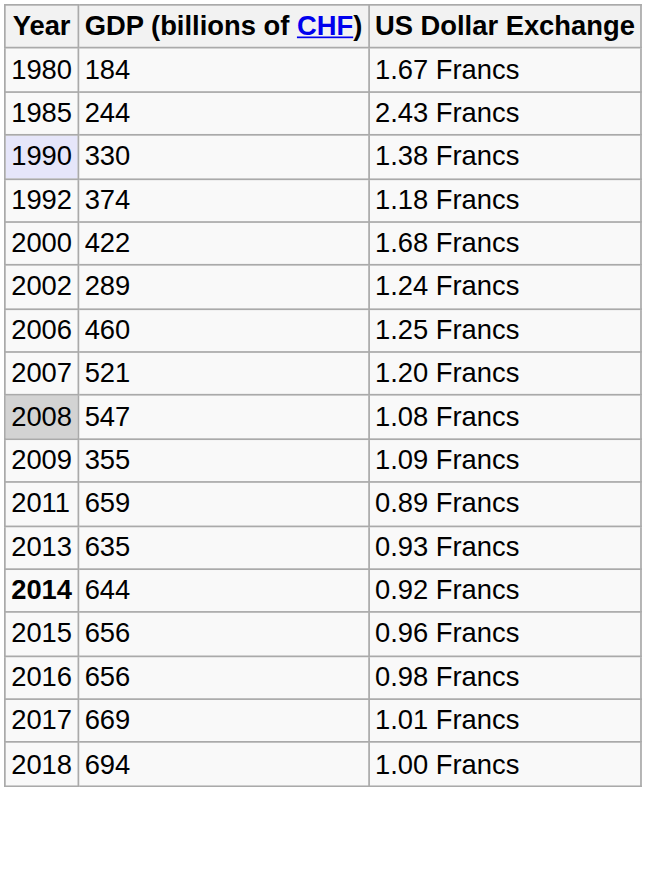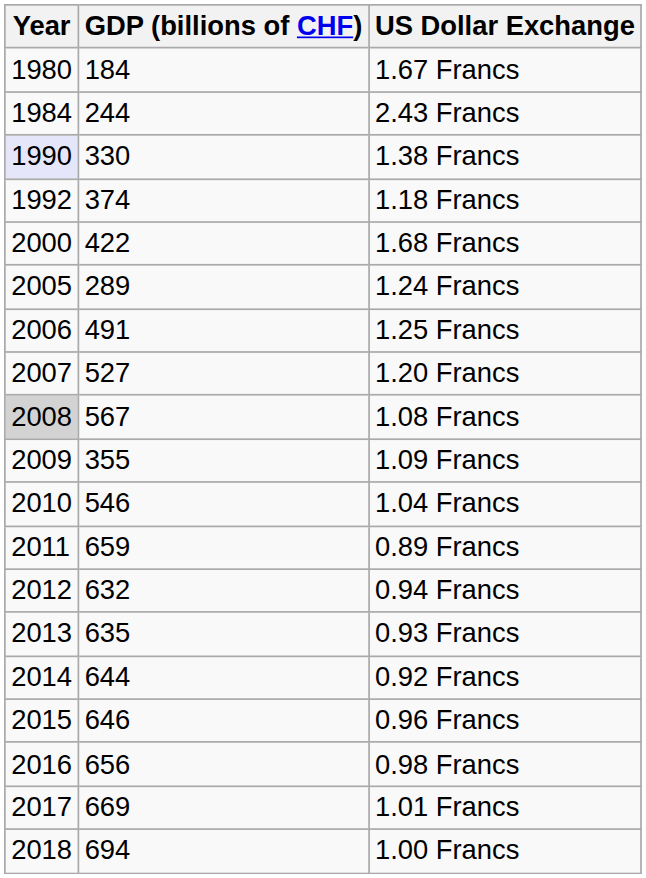(42, 112) 1985 -> (42, 112) 1984
(42, 286) 2002 -> (42, 286) 2005
(107, 329) 460 -> (107, 329) 491
(107, 373) 521 -> (107, 373) 527
(107, 416) 547 -> (107, 416) 567
+ row: (447, 503)
+ row: (447, 590)
(42, 590) bold -> (42, 677) normal
(107, 633) 656 -> (107, 720) 646
